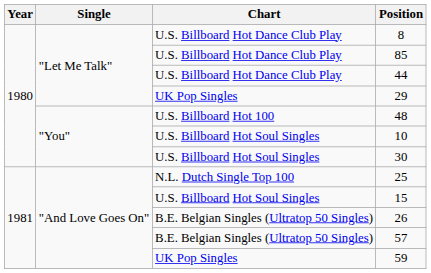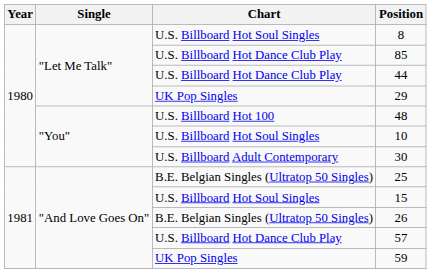(248, 34) U.S. Billboard Hot Dance Club Play -> (237, 34) U.S. Billboard Hot Soul Singles
(237, 156) U.S. Billboard Hot Soul Singles -> (247, 156) U.S. Billboard Adult Contemporary
(225, 177) N.L. Dutch Single Top 100 -> (264, 177) B.E. Belgian Singles (Ultratop 50 Singles)
(264, 237) B.E. Belgian Singles (Ultratop 50 Singles) -> (248, 237) U.S. Billboard Hot Dance Club Play
